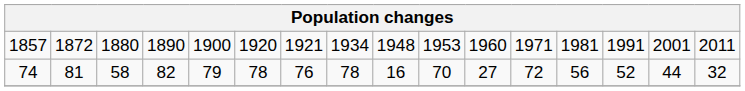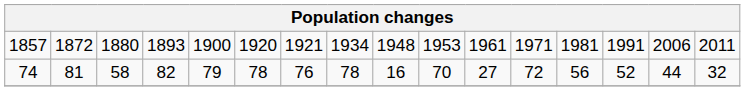(166, 45) 1890 -> (166, 45) 1893
(488, 45) 1960 -> (488, 45) 1961
(672, 45) 2001 -> (672, 45) 2006
